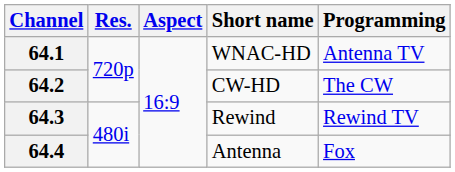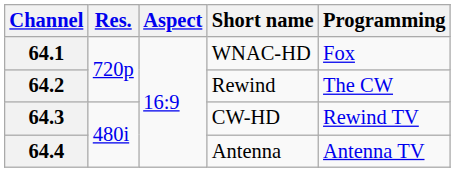(374, 53) Antenna TV -> (339, 53) Fox
(246, 85) CW-HD -> (244, 85) Rewind
(244, 118) Rewind -> (246, 118) CW-HD
(339, 150) Fox -> (374, 150) Antenna TV
